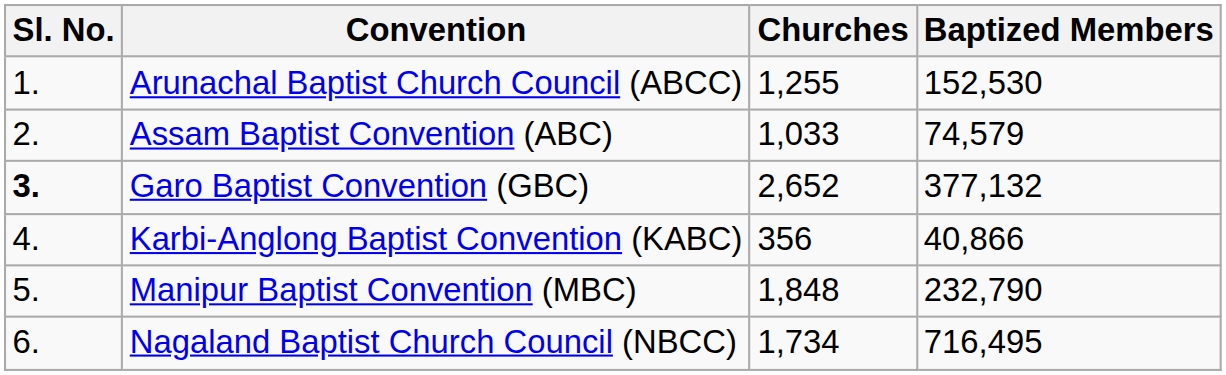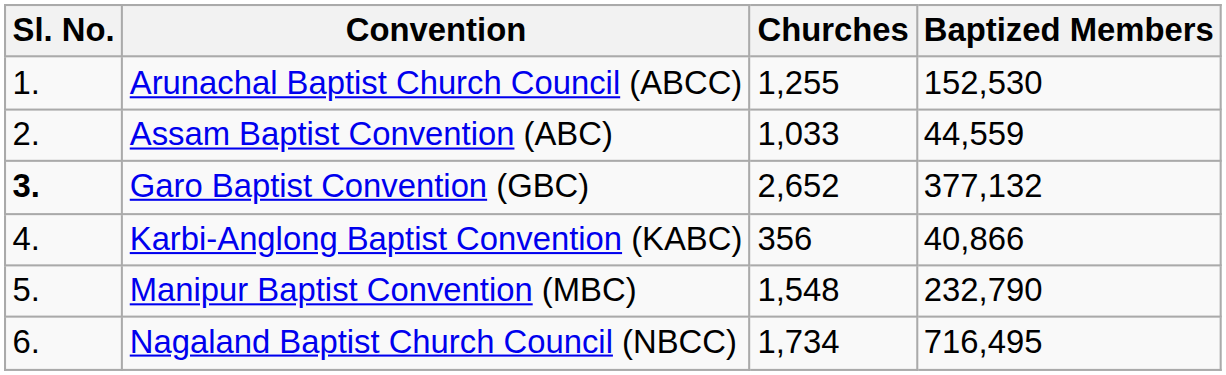(974, 134) 74,579 -> (974, 134) 44,559
(799, 290) 1,848 -> (799, 290) 1,548
